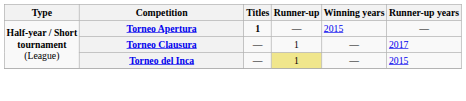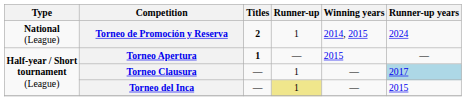+ row: (162, 34)
(399, 44) no background -> (399, 72) lightblue background
